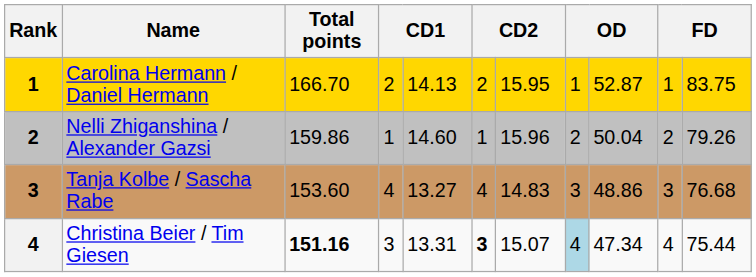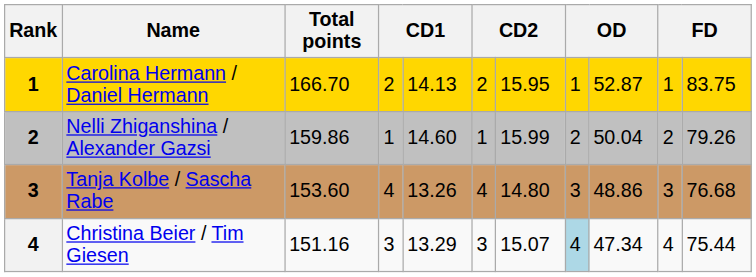(525, 137) 15.96 -> (525, 137) 15.99
(432, 191) 13.27 -> (432, 191) 13.26
(525, 191) 14.83 -> (525, 191) 14.80
(319, 244) bold -> (319, 244) normal
(432, 244) 13.31 -> (432, 244) 13.29
(482, 244) bold -> (482, 244) normal
